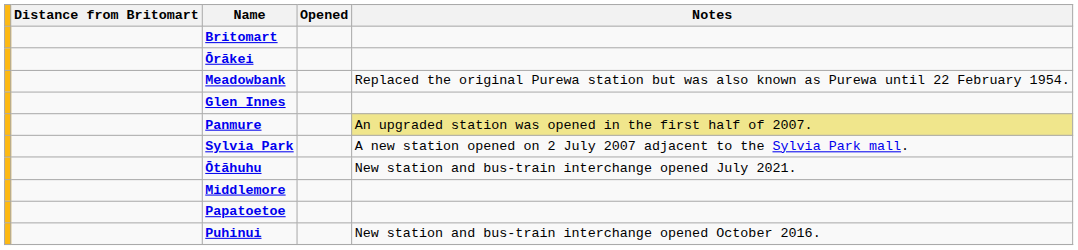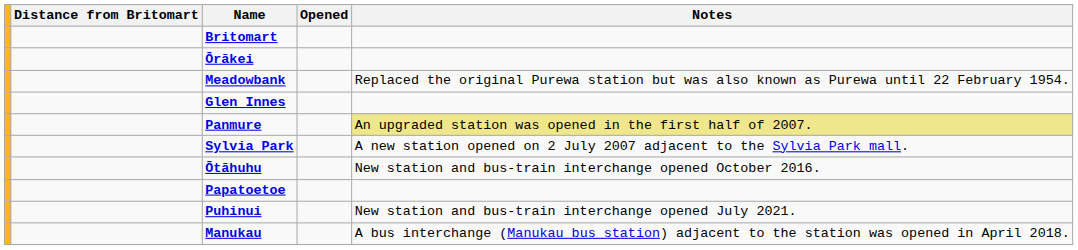(576, 168) New station and bus-train interchange opened July 2021. -> (588, 168) New station and bus-train interchange opened October 2016.
- row: (245, 190)
(588, 234) New station and bus-train interchange opened October 2016. -> (576, 212) New station and bus-train interchange opened July 2021.
+ row: (233, 234)
